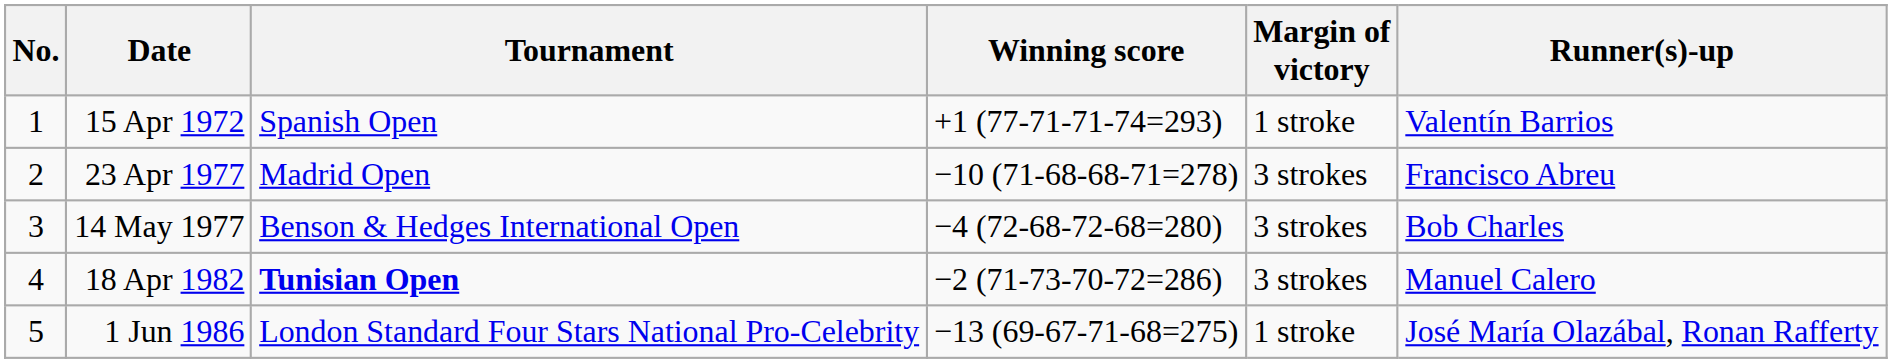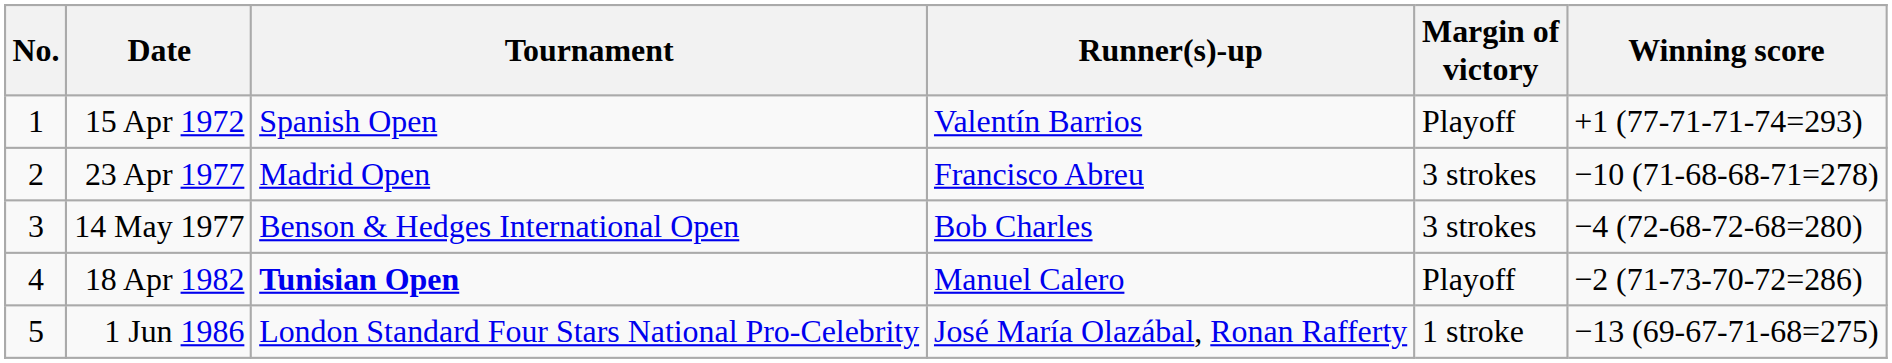columns swapped: (1086, 49) <-> (1642, 49)
(1304, 121) 1 stroke -> (1469, 121) Playoff
(1310, 279) 3 strokes -> (1469, 279) Playoff
